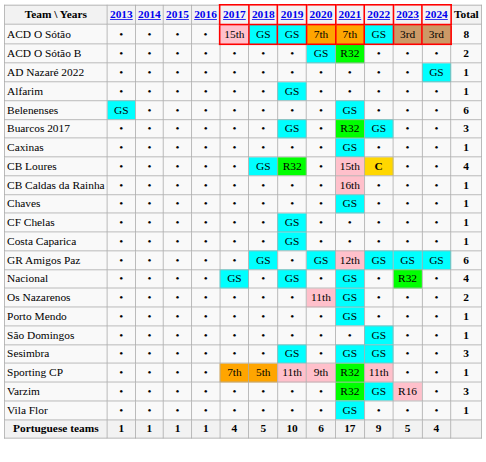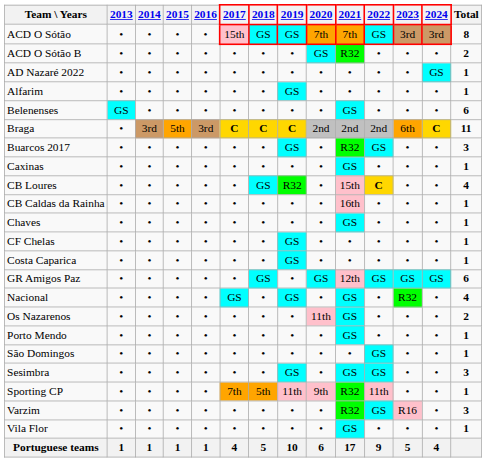+ row: (21, 129)
